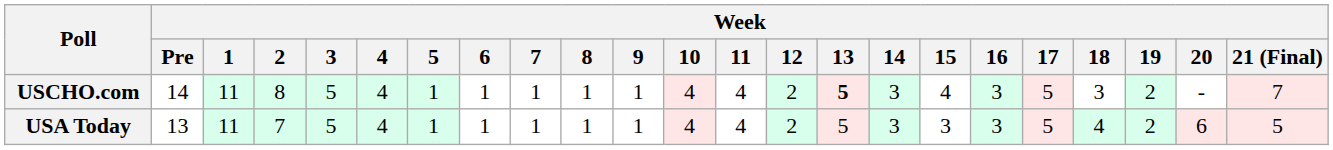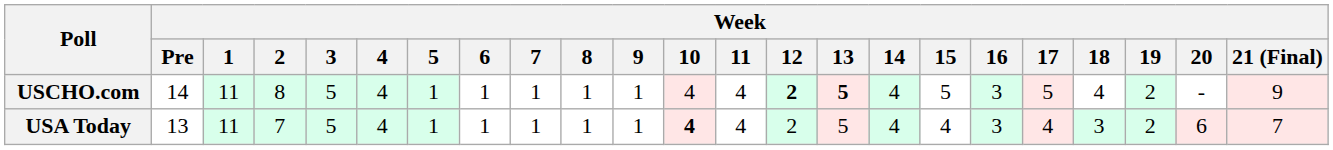(792, 91) normal -> (792, 91) bold
(894, 91) 3 -> (894, 91) 4
(945, 91) 4 -> (945, 91) 5
(1099, 91) 3 -> (1099, 91) 4
(1277, 91) 7 -> (1277, 91) 9
(689, 126) normal -> (689, 126) bold
(894, 126) 3 -> (894, 126) 4
(945, 126) 3 -> (945, 126) 4
(1048, 126) 5 -> (1048, 126) 4
(1099, 126) 4 -> (1099, 126) 3
(1277, 126) 5 -> (1277, 126) 7
